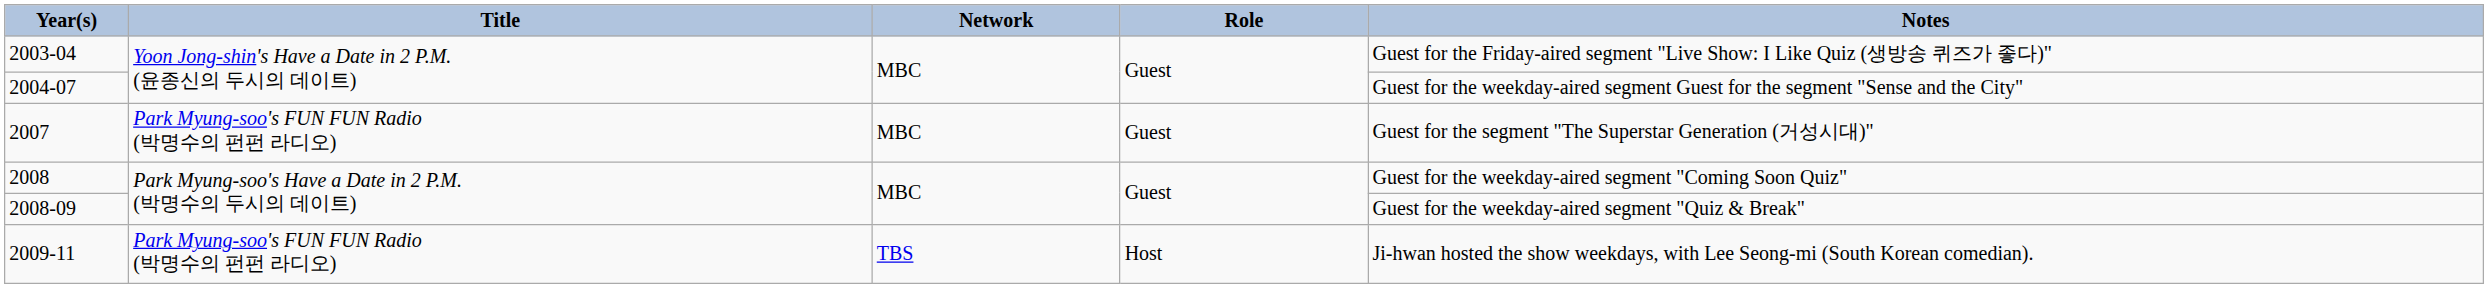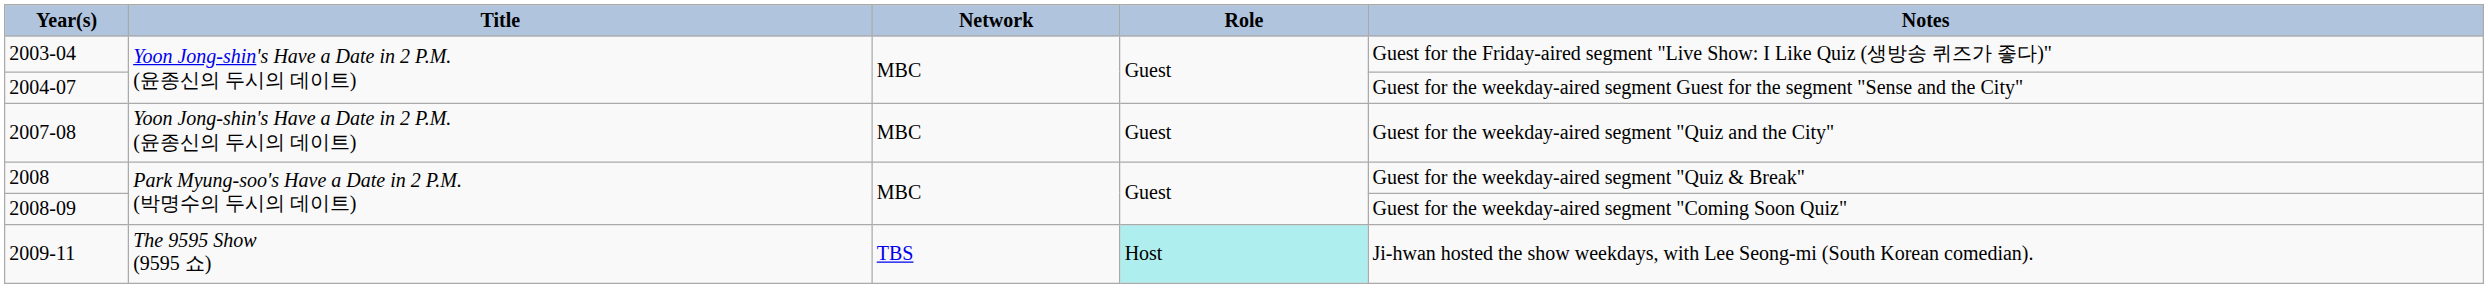- row: (29, 132)
+ row: (43, 132)
(1610, 177) Guest for the weekday-aired segment "Coming Soon Quiz" -> (1589, 177) Guest for the weekday-aired segment "Quiz & Break"
(1589, 208) Guest for the weekday-aired segment "Quiz & Break" -> (1610, 208) Guest for the weekday-aired segment "Coming Soon Quiz"
(278, 252) Park Myung-soo's FUN FUN Radio (박명수의 펀펀 라디오) -> (195, 252) The 9595 Show (9595 쇼)
(1144, 253) no background -> (1144, 253) paleturquoise background
